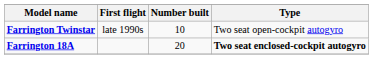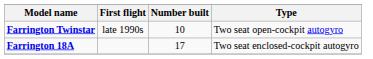(180, 46) 20 -> (180, 46) 17
(290, 46) bold -> (286, 46) normal
